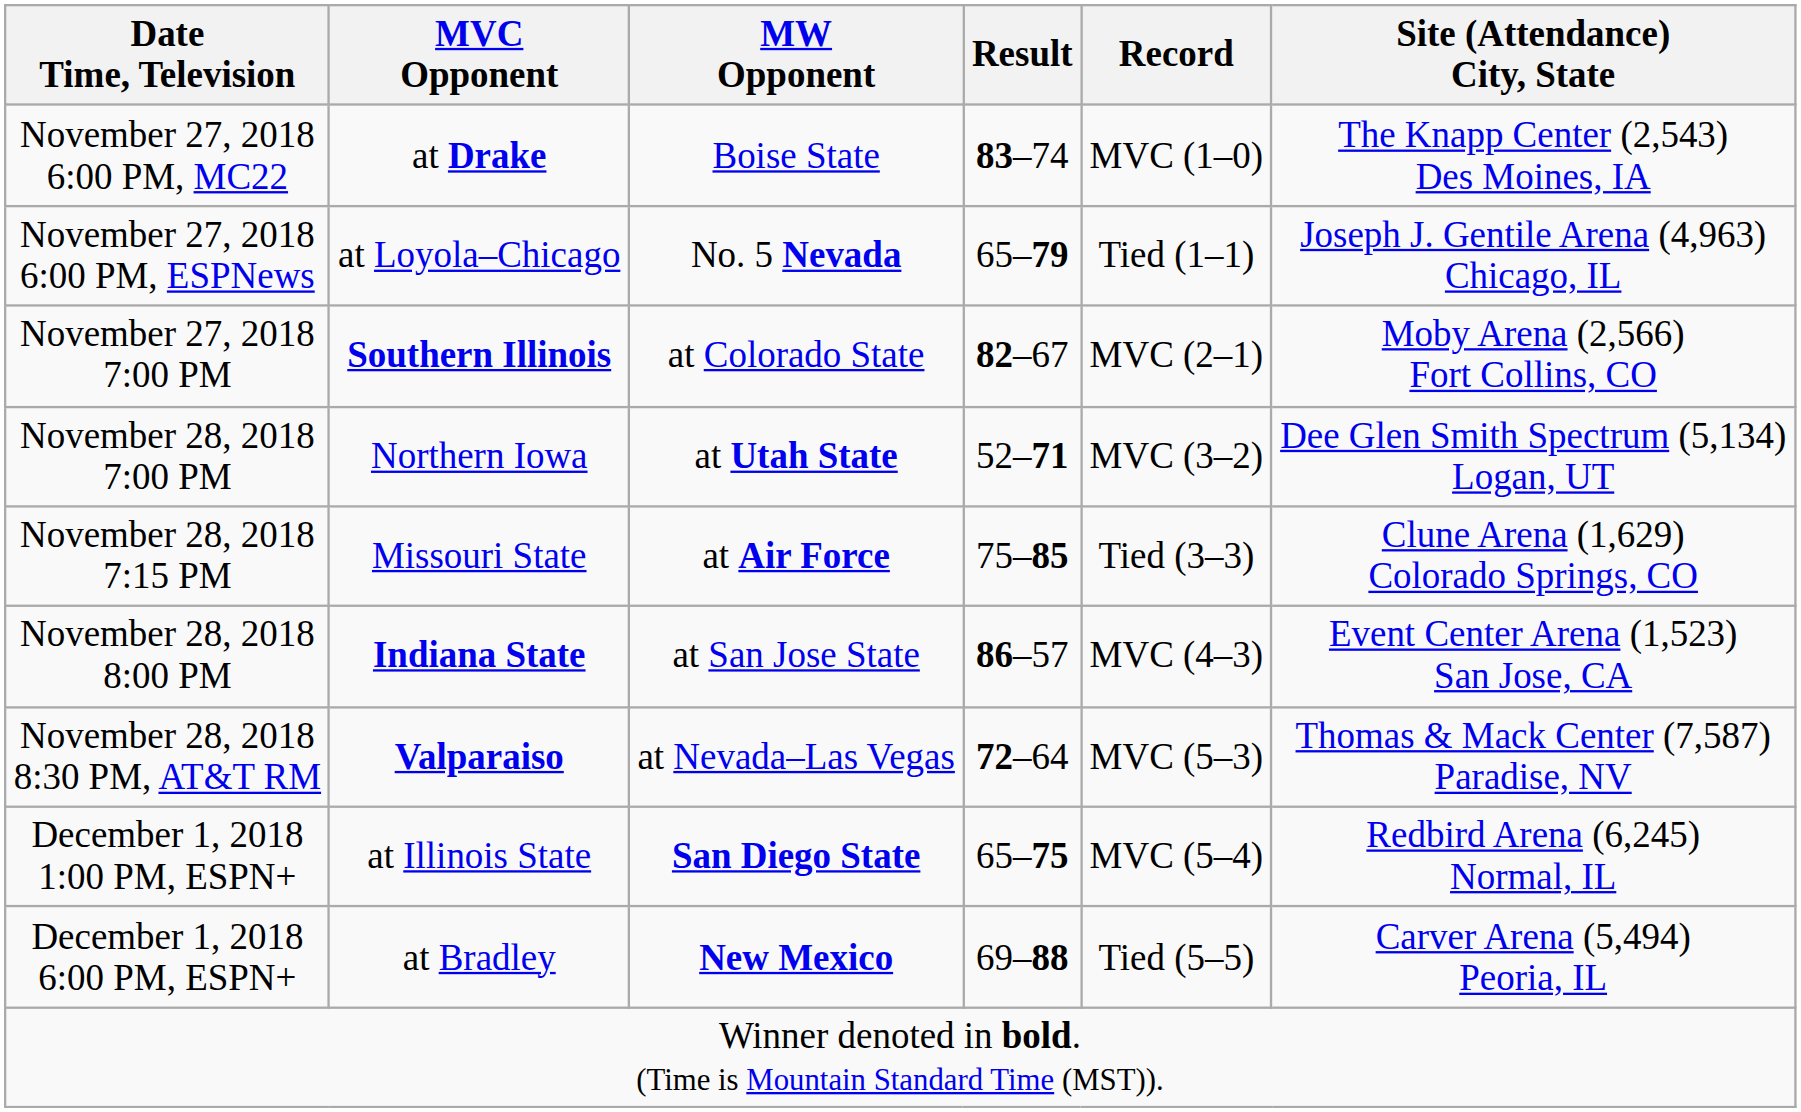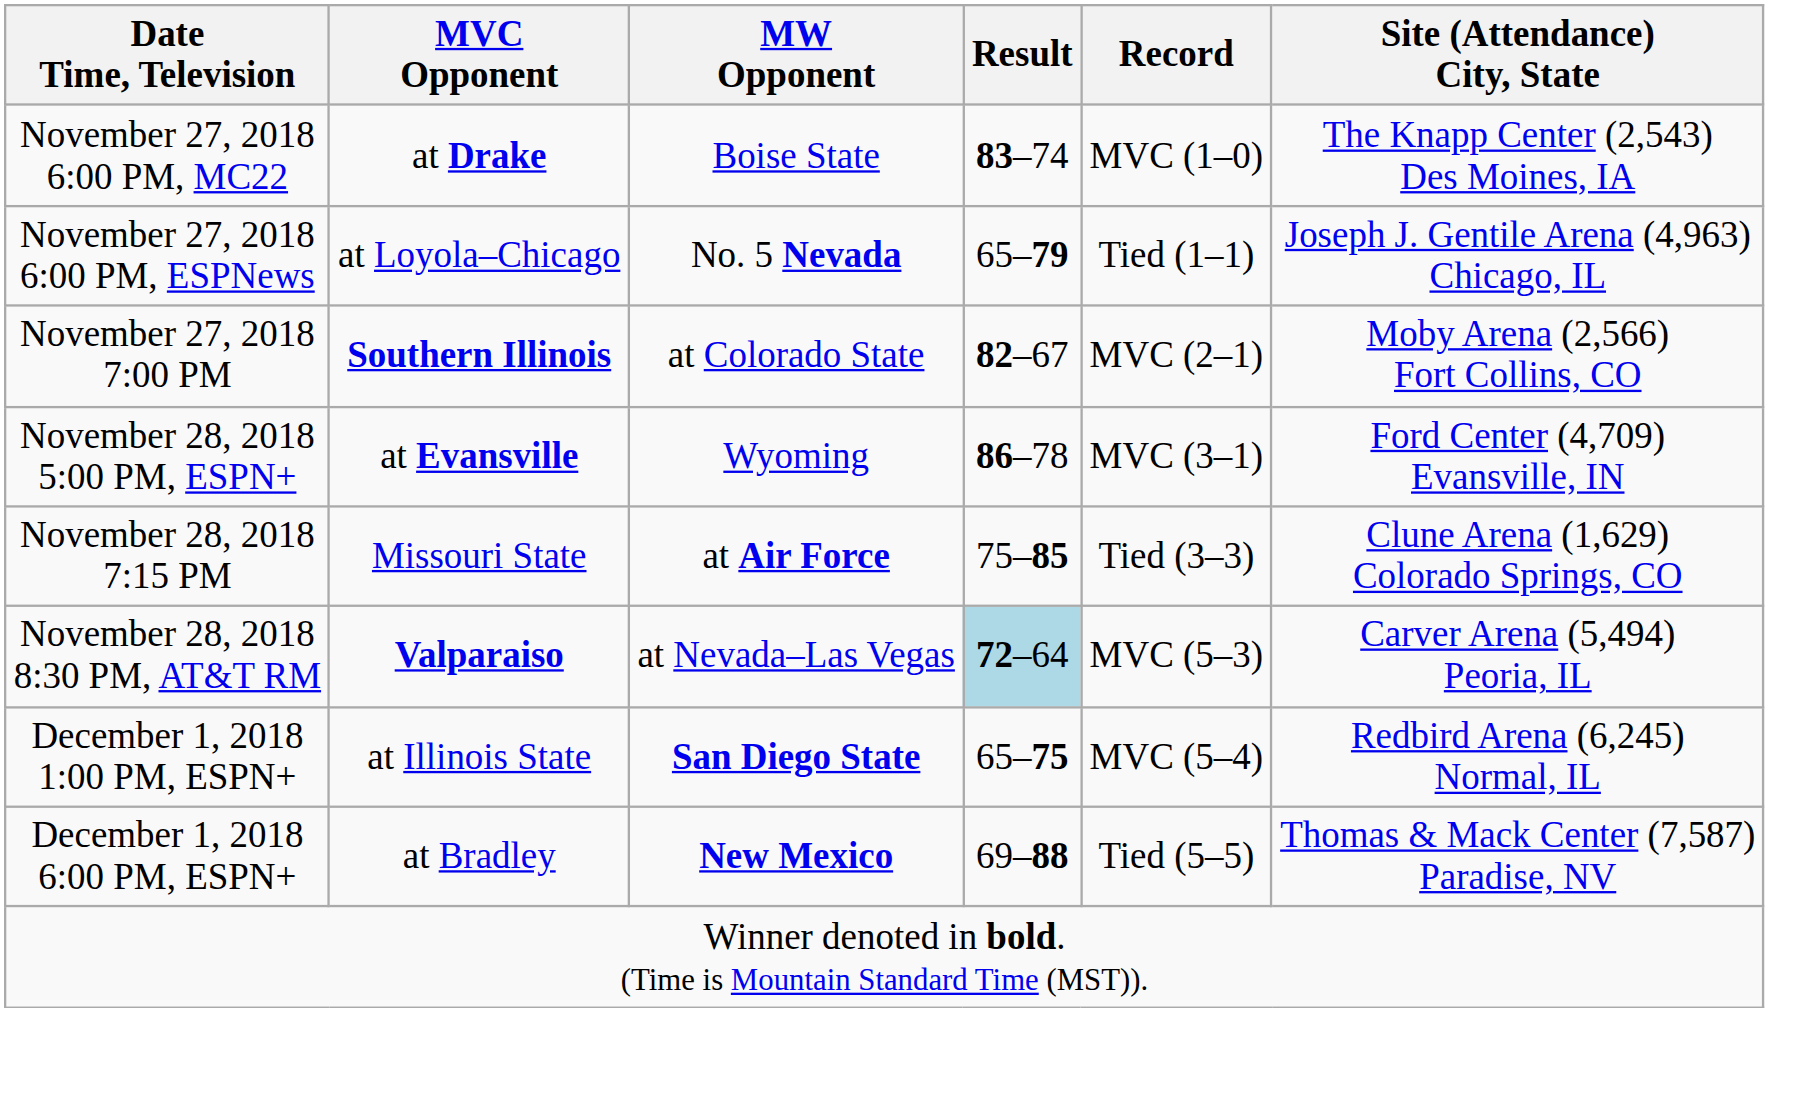+ row: (167, 455)
- row: (167, 455)
- row: (167, 655)
(1022, 755) no background -> (1022, 655) lightblue background
(1533, 755) Thomas & Mack Center (7,587) Paradise, NV -> (1518, 655) Carver Arena (5,494) Peoria, IL
(1533, 956) Carver Arena (5,494) Peoria, IL -> (1518, 856) Thomas & Mack Center (7,587) Paradise, NV
